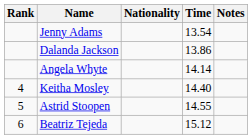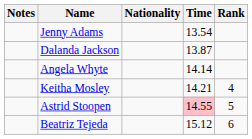columns swapped: (21, 13) <-> (231, 13)
(198, 50) 13.86 -> (199, 50) 13.87
(198, 87) 14.40 -> (199, 87) 14.21
(198, 106) no background -> (199, 106) pink background
